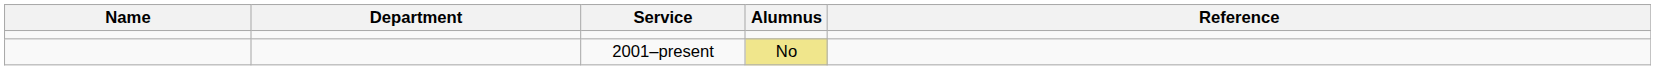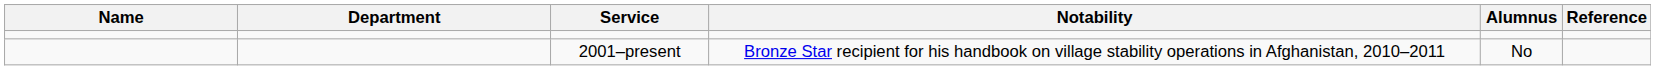+ column: (1095, 17)
(786, 51) khaki background -> (1522, 51) no background
